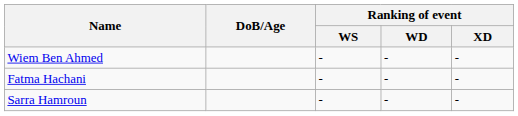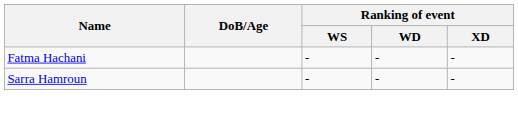- row: (55, 57)
